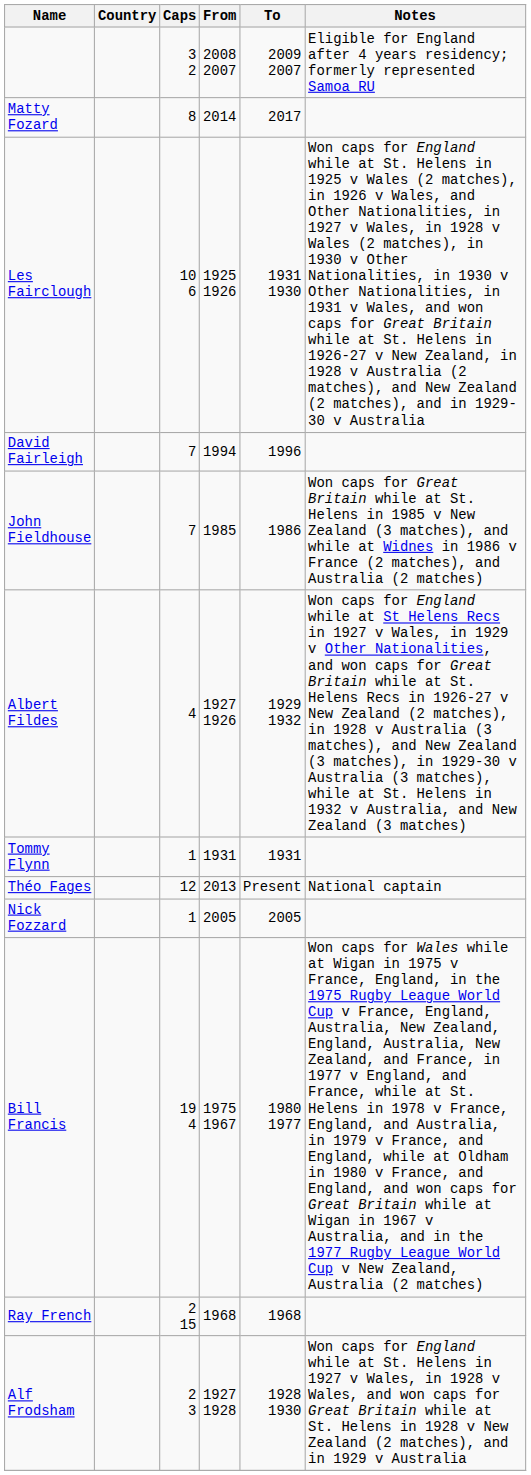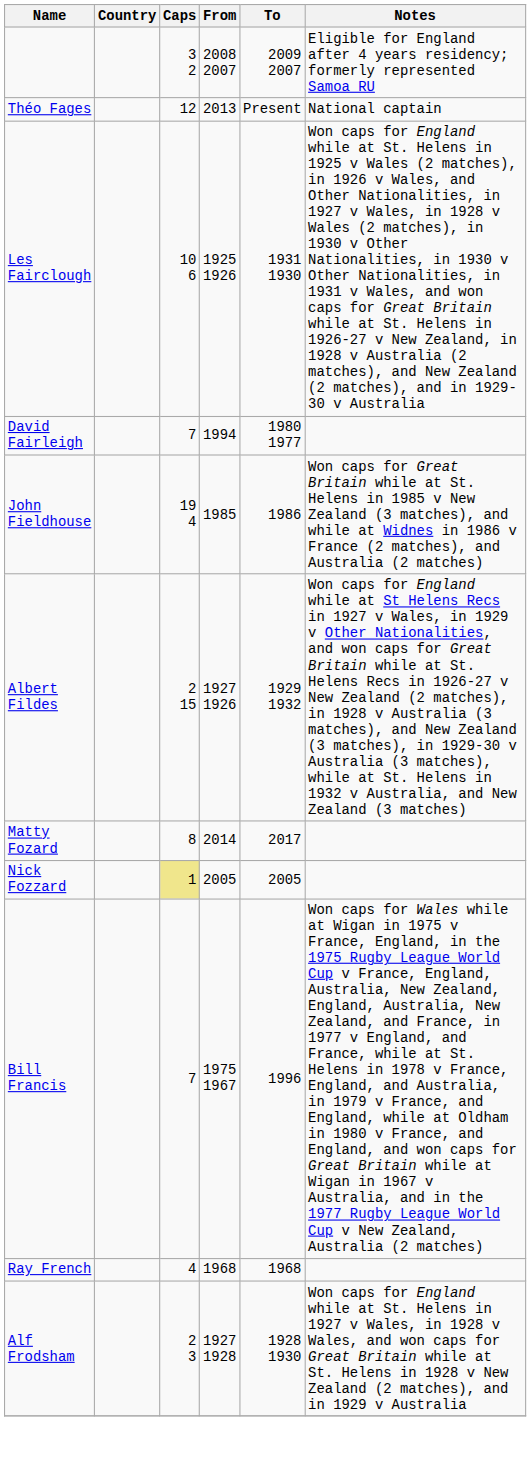rows swapped: (50, 887) <-> (33, 117)
(285, 452) 1996 -> (285, 436) 1980 1977
(192, 530) 7 -> (188, 514) 19 4
(192, 714) 4 -> (188, 698) 2 15
- row: (29, 857)
(192, 918) no background -> (192, 879) khaki background
(188, 1117) 19 4 -> (192, 1079) 7
(285, 1117) 1980 1977 -> (285, 1079) 1996
(188, 1317) 2 15 -> (192, 1270) 4
